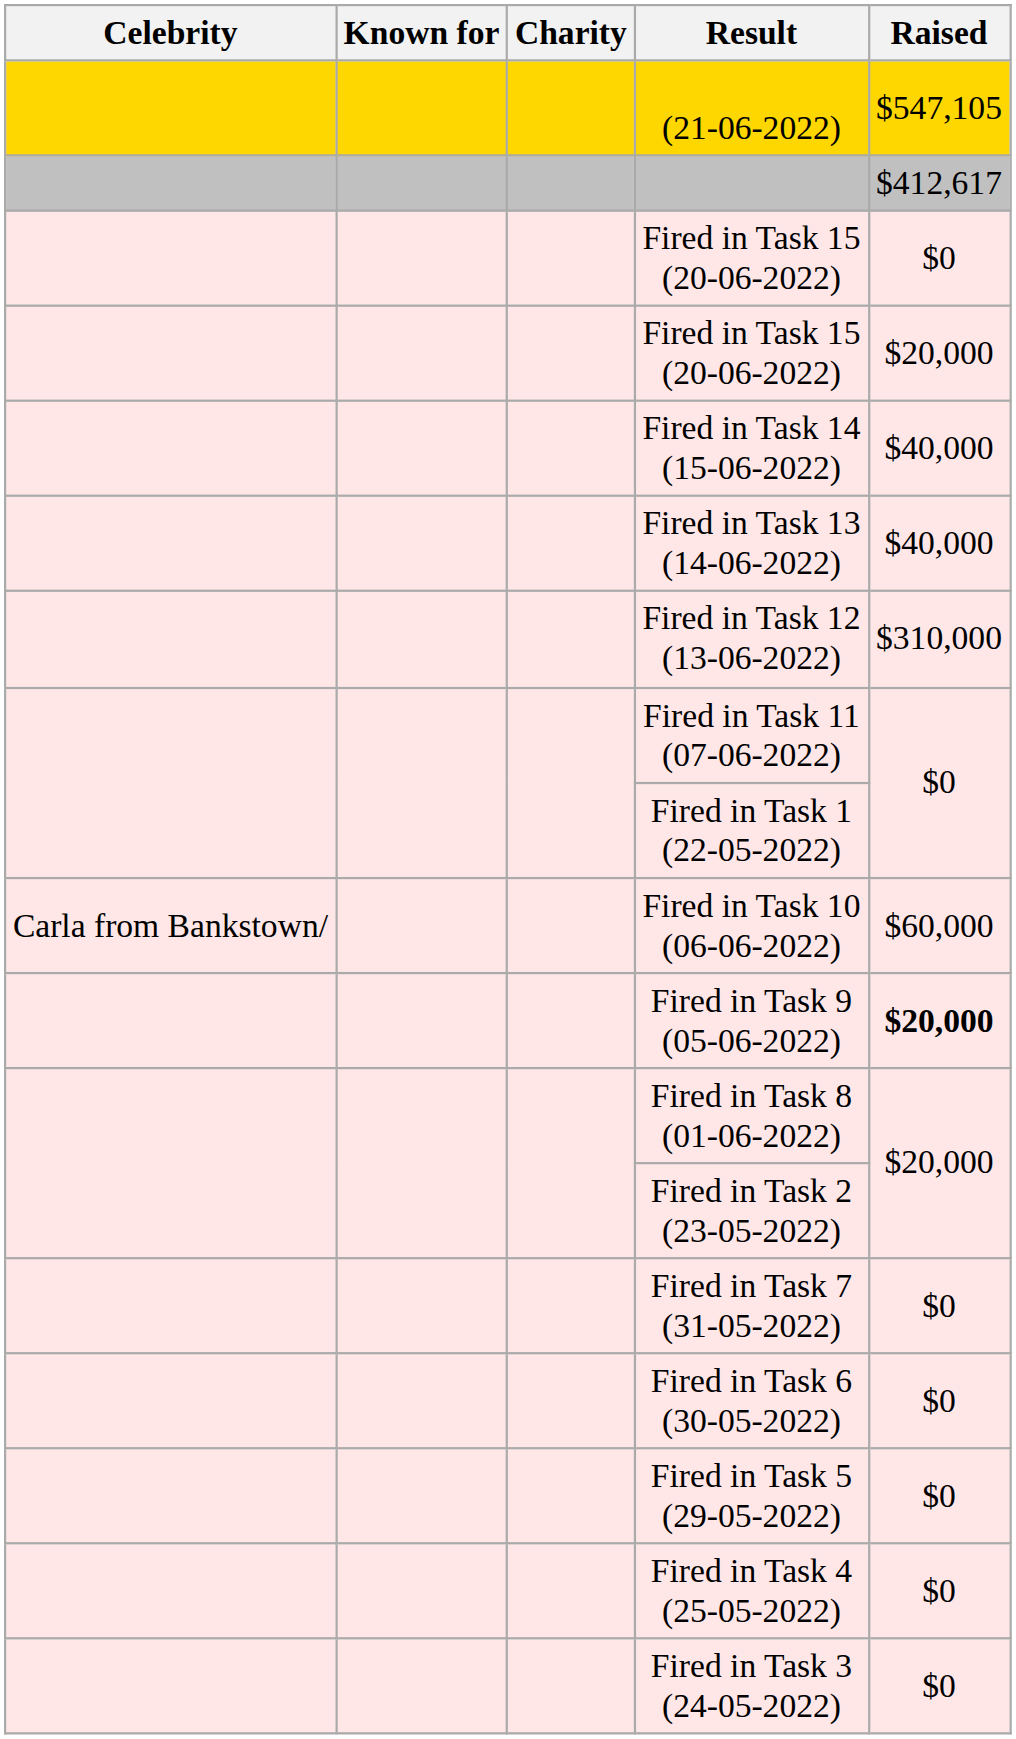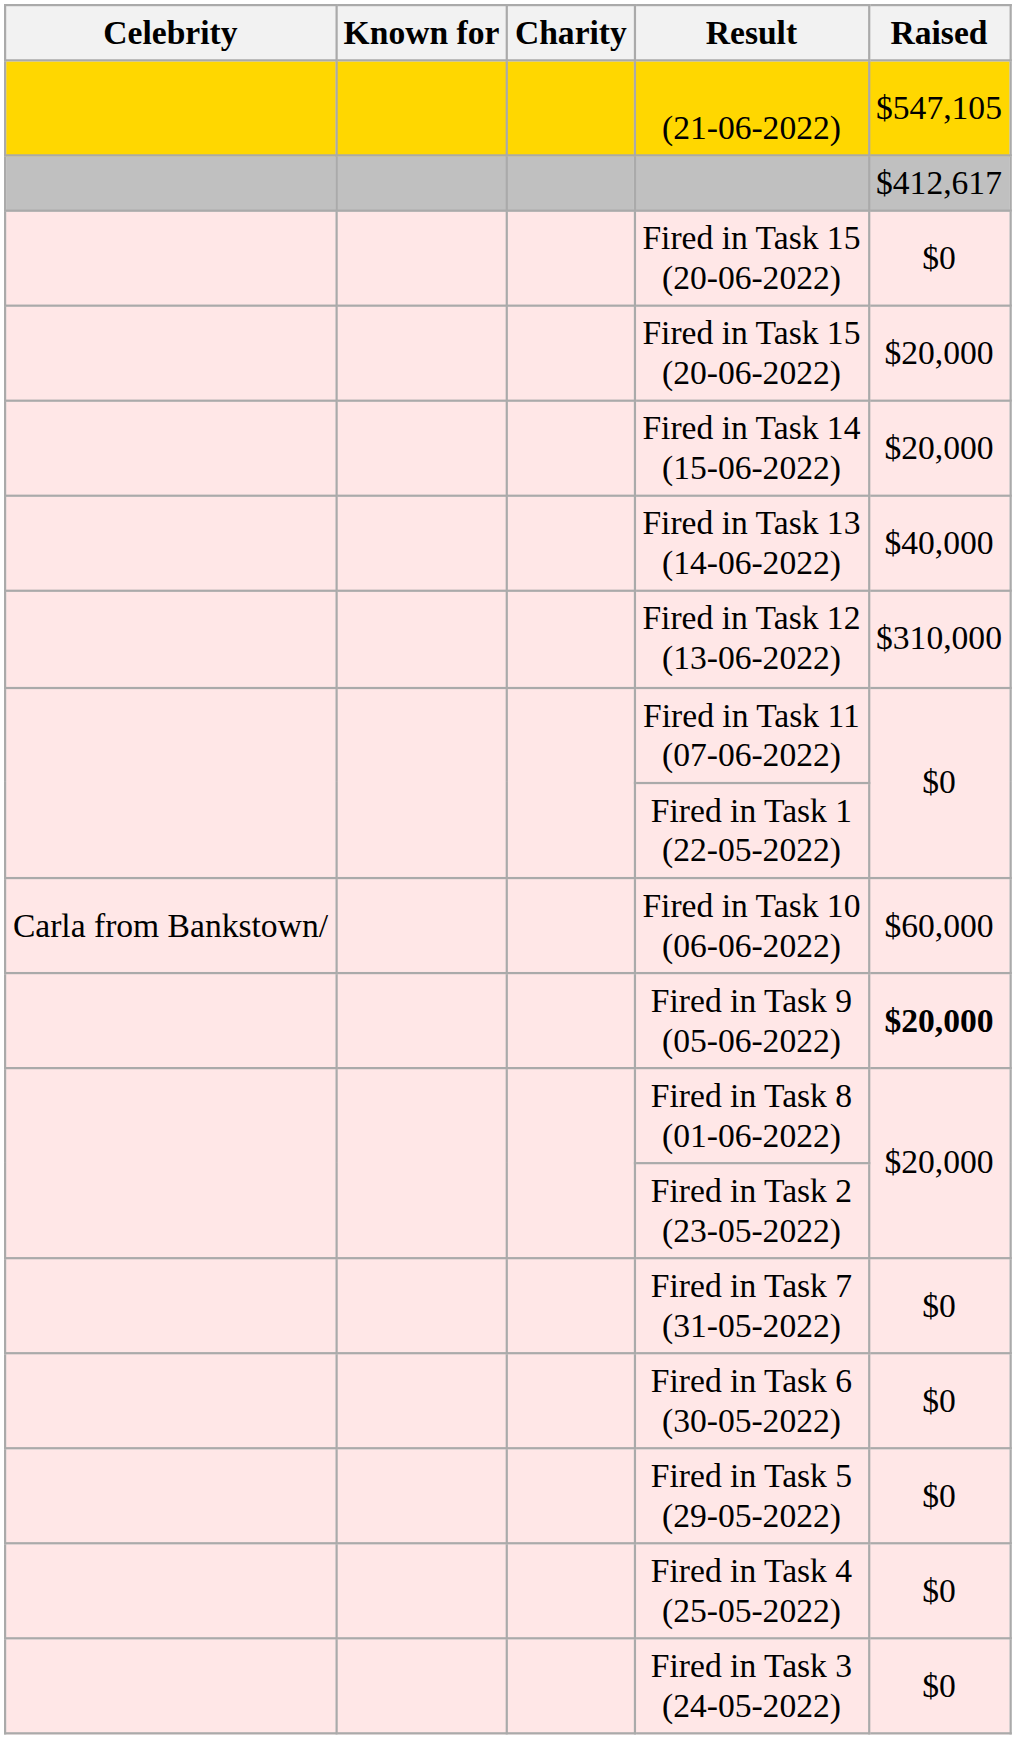(939, 448) $40,000 -> (939, 448) $20,000
